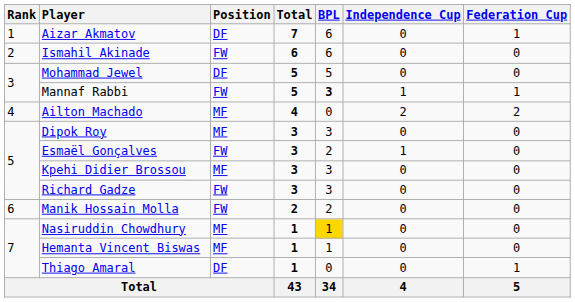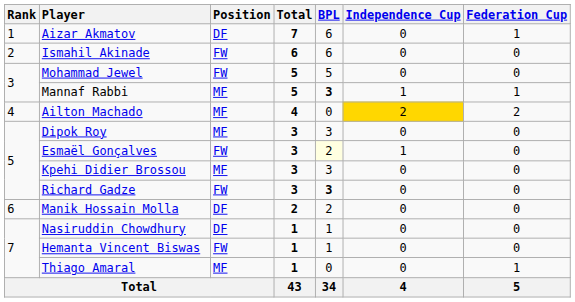(220, 73) DF -> (220, 73) FW
(220, 92) FW -> (220, 92) MF
(403, 112) no background -> (403, 112) gold background
(329, 151) no background -> (329, 151) lightyellow background
(329, 190) normal -> (329, 190) bold
(220, 209) FW -> (220, 209) DF
(220, 229) MF -> (220, 229) DF
(329, 229) gold background -> (329, 229) no background
(220, 248) MF -> (220, 248) FW
(220, 268) DF -> (220, 268) MF
